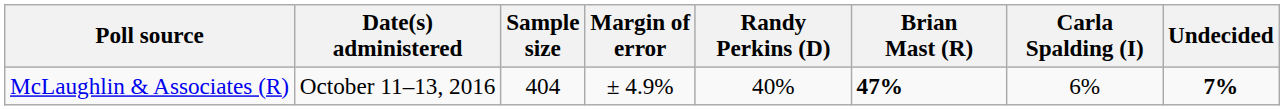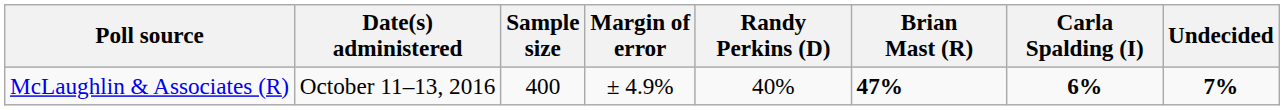(543, 85) 404 -> (543, 85) 400
(1085, 85) normal -> (1085, 85) bold
